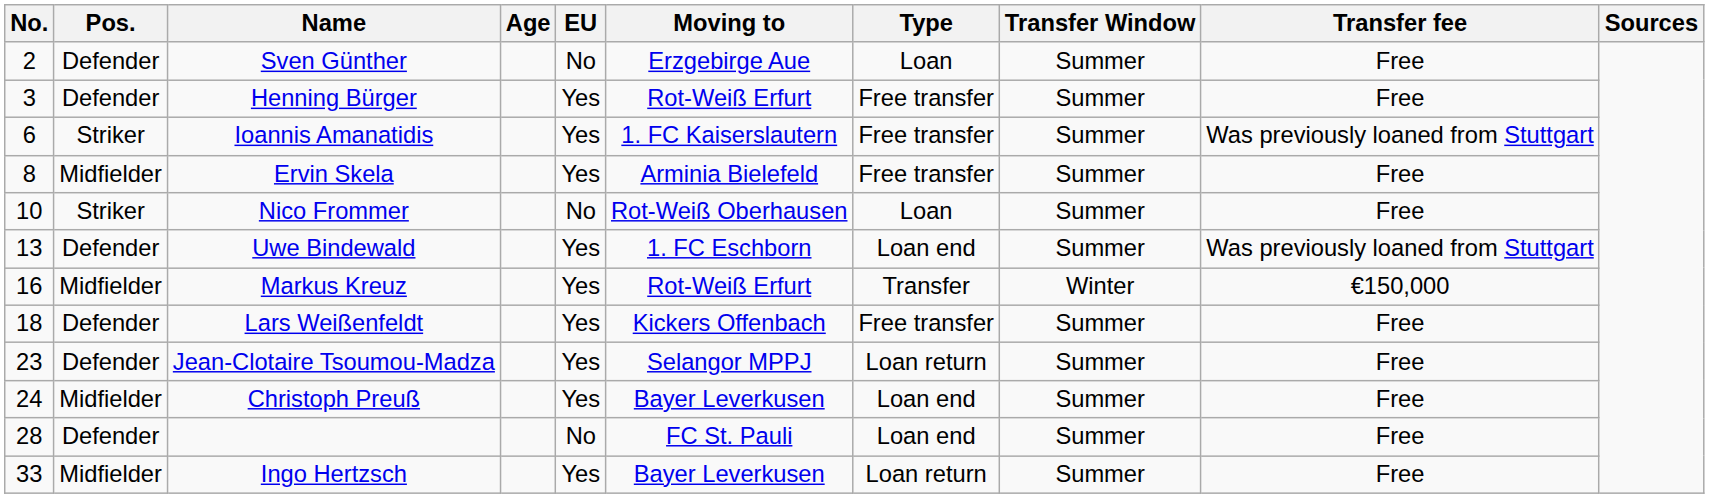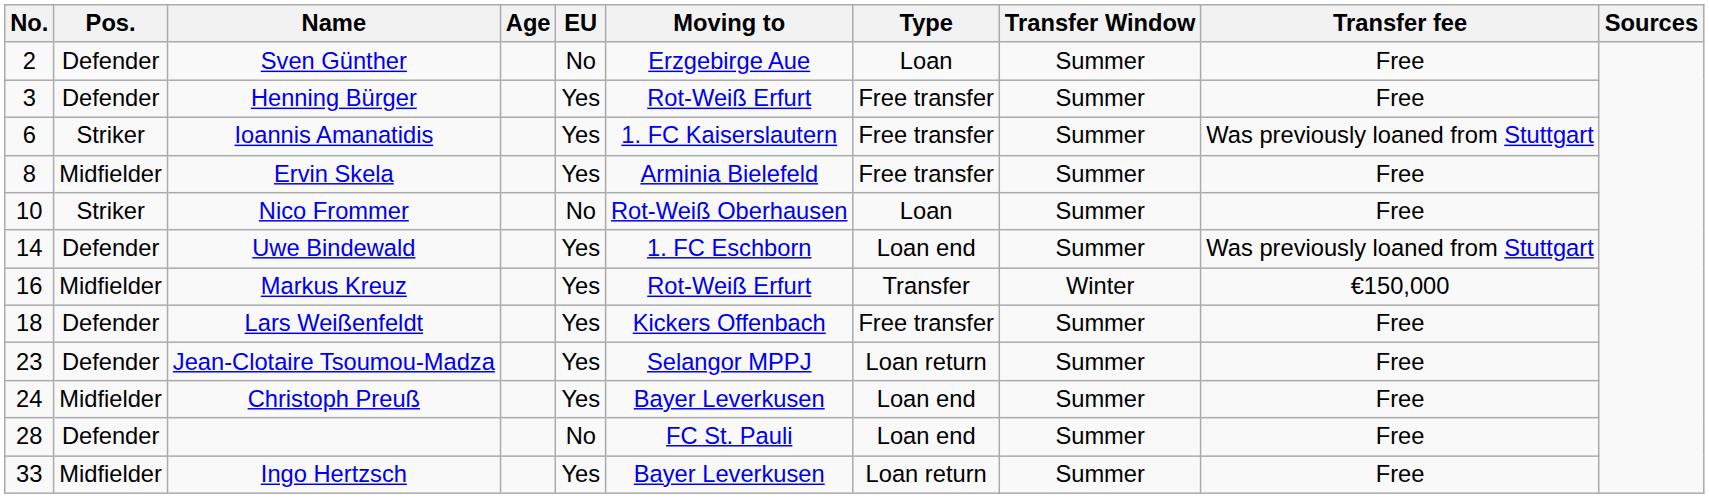(29, 248) 13 -> (29, 248) 14
